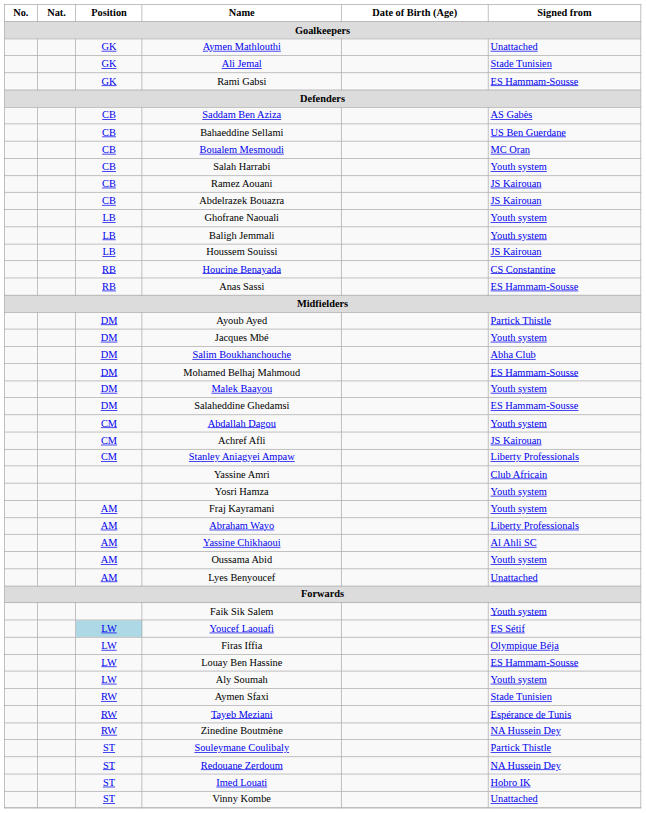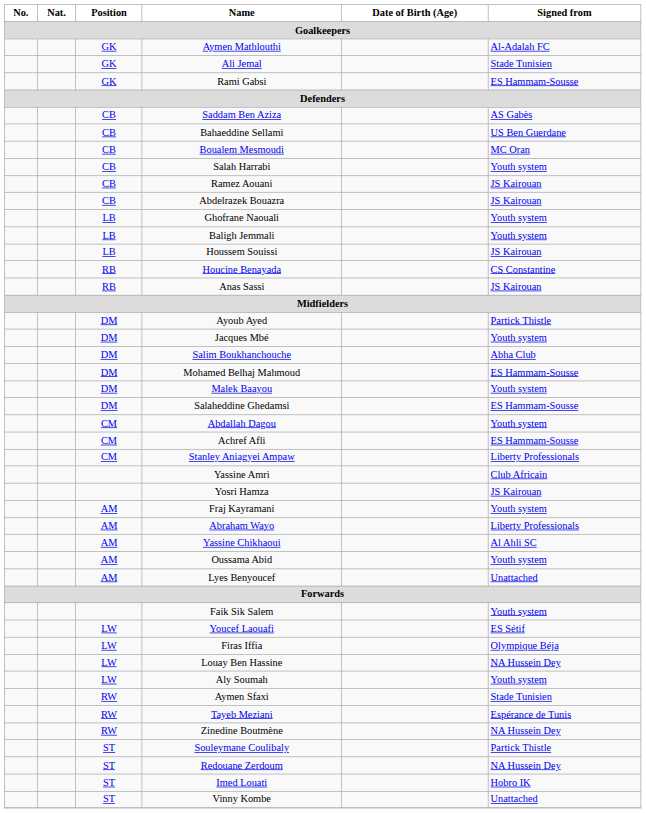(514, 47) Unattached -> (520, 47) Al-Adalah FC
(534, 287) ES Hammam-Sousse -> (516, 287) JS Kairouan
(516, 440) JS Kairouan -> (534, 440) ES Hammam-Sousse
(519, 492) Youth system -> (516, 492) JS Kairouan
(109, 629) lightblue background -> (109, 629) no background
(534, 663) ES Hammam-Sousse -> (526, 663) NA Hussein Dey
